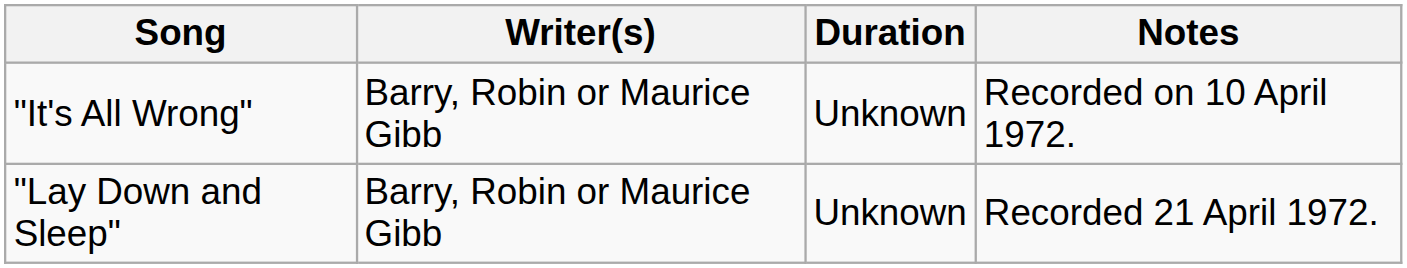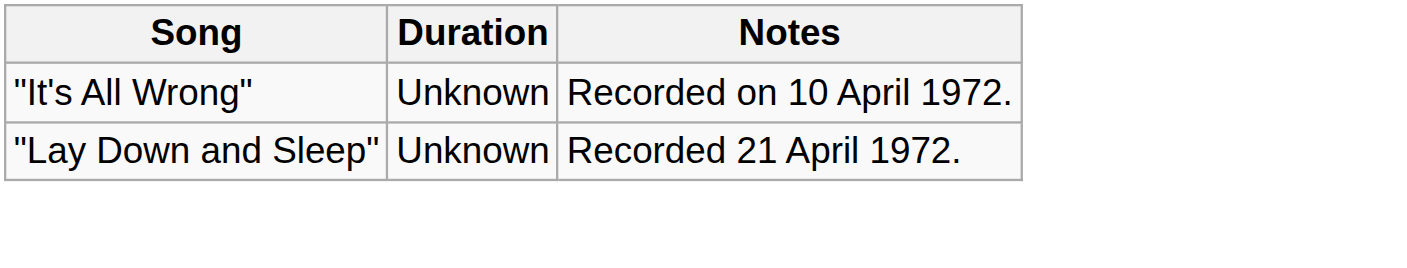- column: (581, 33)
